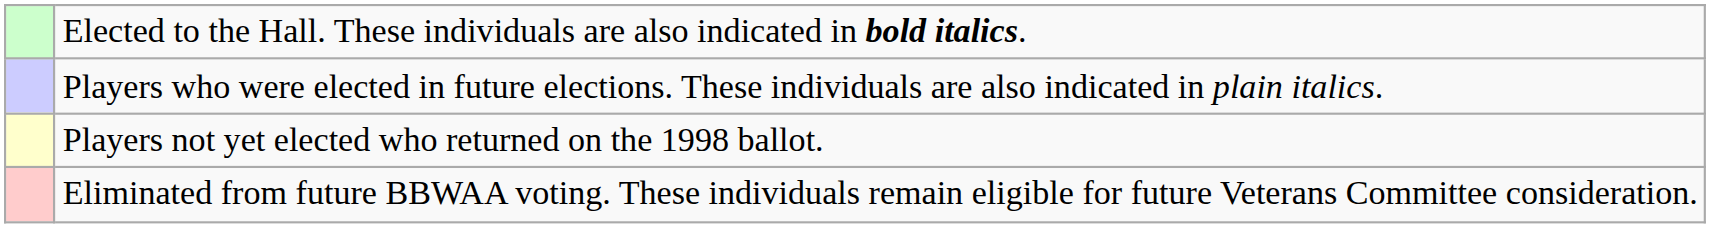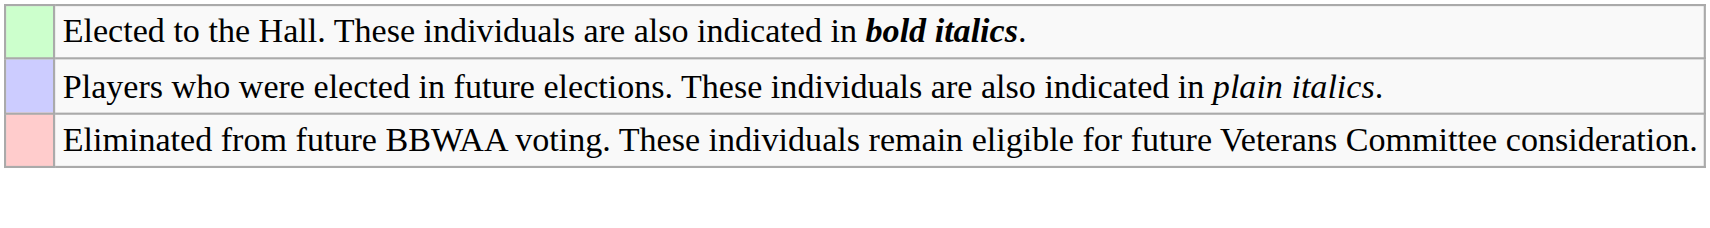- row: (443, 139)
